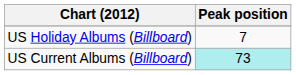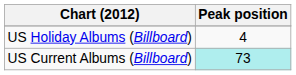(243, 37) 7 -> (243, 37) 4
